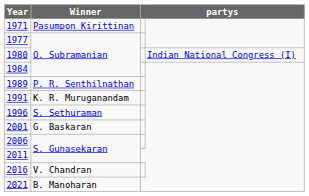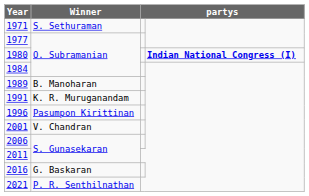(84, 26) Pasumpon Kirittinan -> (68, 26) S. Sethuraman
(221, 55) normal -> (221, 55) bold
(84, 84) P. R. Senthilnathan -> (65, 84) B. Manoharan
(68, 112) S. Sethuraman -> (84, 112) Pasumpon Kirittinan
(62, 127) G. Baskaran -> (62, 127) V. Chandran
(62, 170) V. Chandran -> (62, 170) G. Baskaran
(65, 184) B. Manoharan -> (84, 184) P. R. Senthilnathan
